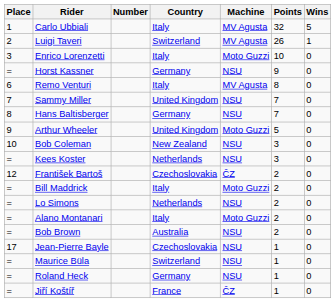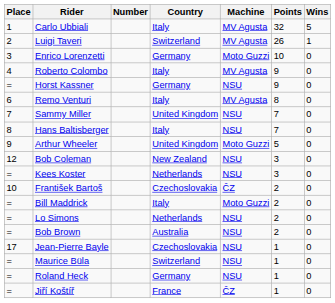(161, 56) Italy -> (171, 56) Germany
+ row: (71, 71)
(171, 115) Germany -> (161, 129) Italy
(12, 144) 10 -> (12, 159) 12
(12, 173) 12 -> (12, 188) 10
- row: (69, 217)
